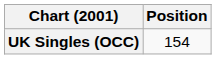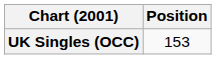(177, 41) 154 -> (177, 41) 153
